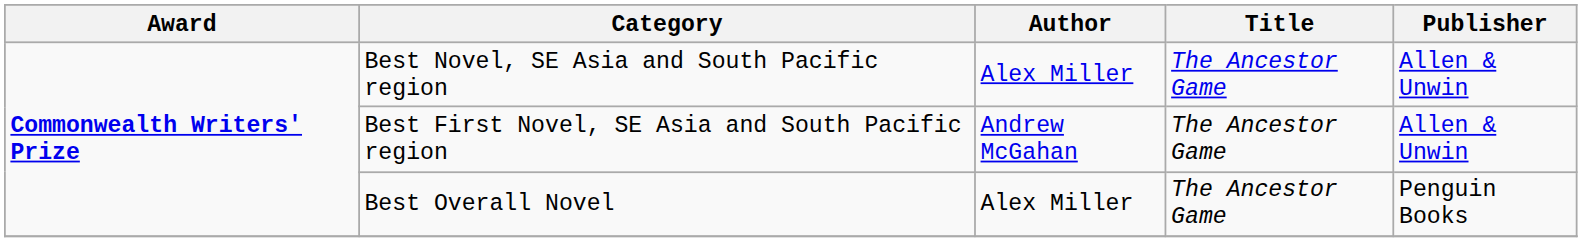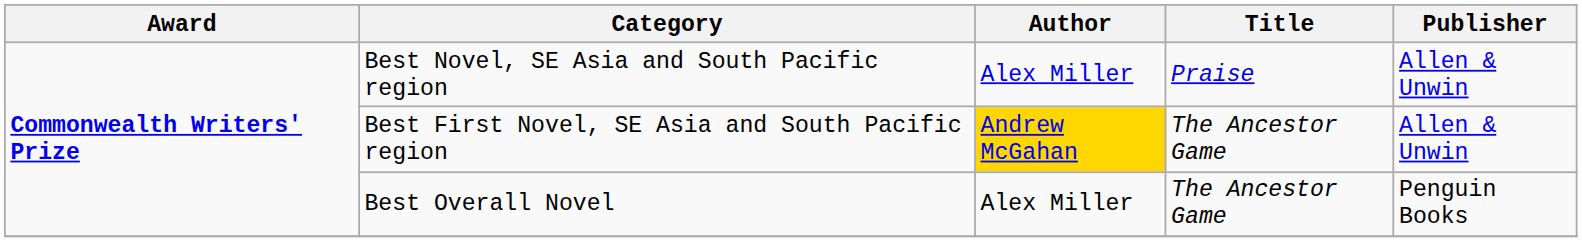(1254, 75) The Ancestor Game -> (1213, 75) Praise
(1029, 139) no background -> (1029, 139) gold background
